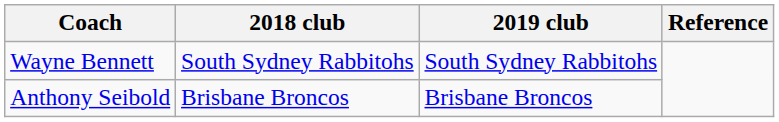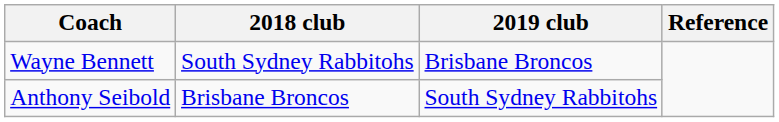(541, 60) South Sydney Rabbitohs -> (508, 60) Brisbane Broncos
(508, 97) Brisbane Broncos -> (541, 97) South Sydney Rabbitohs
